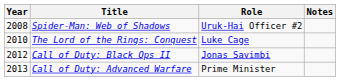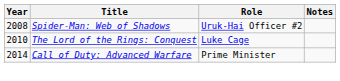- row: (101, 55)
(17, 69) 2013 -> (17, 55) 2014
